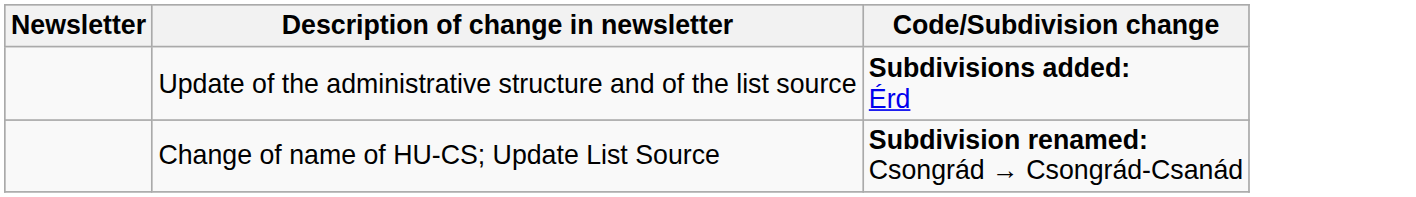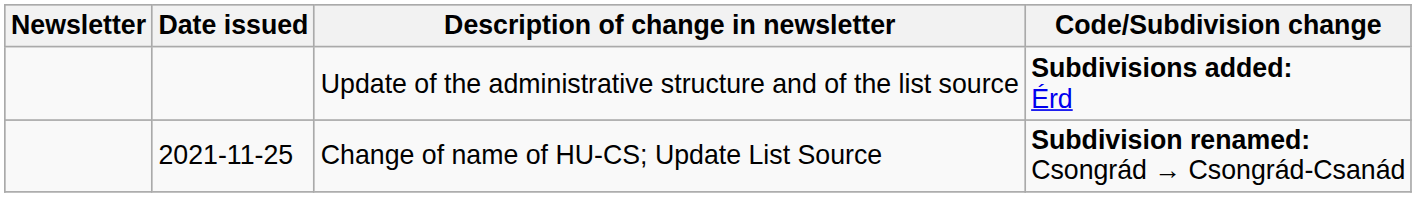+ column: (233, 25)
